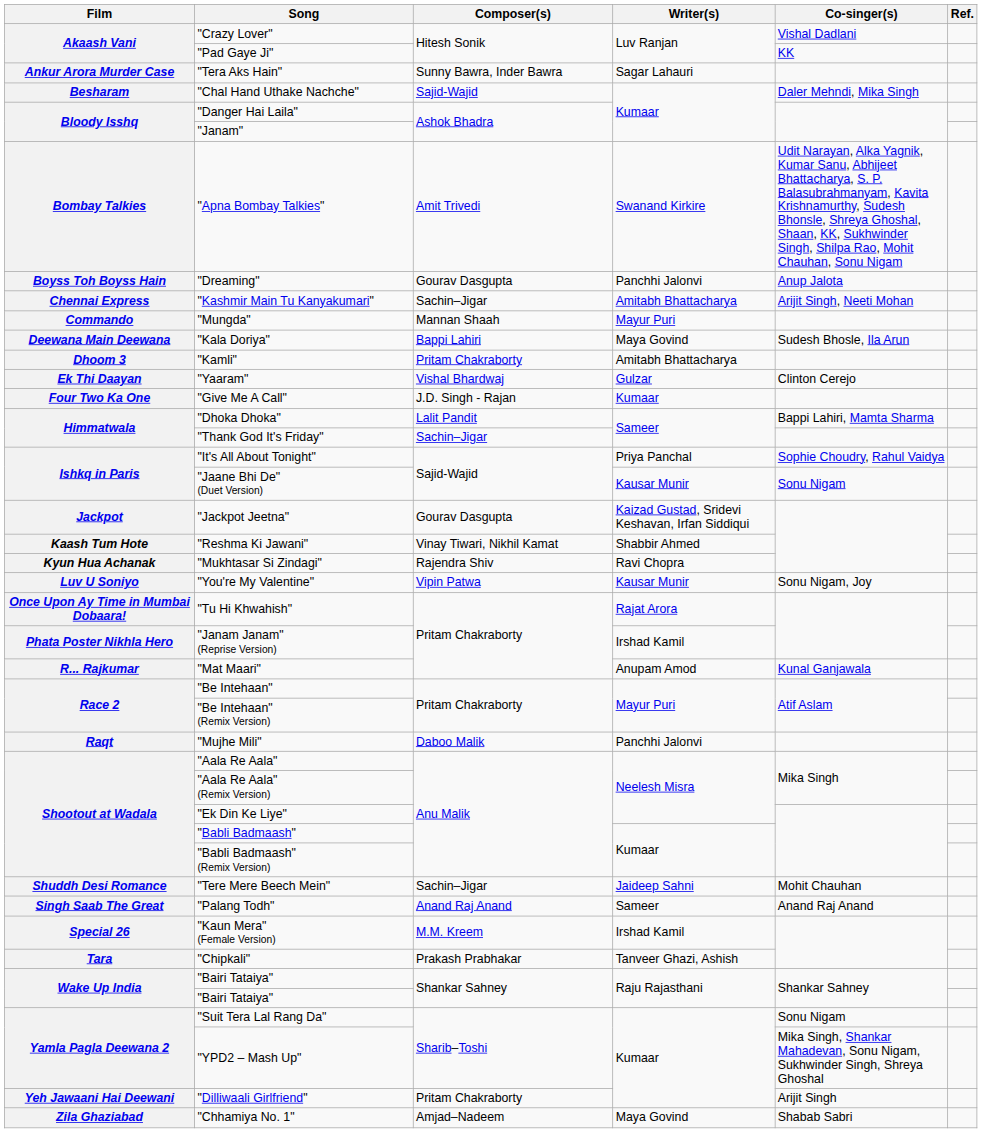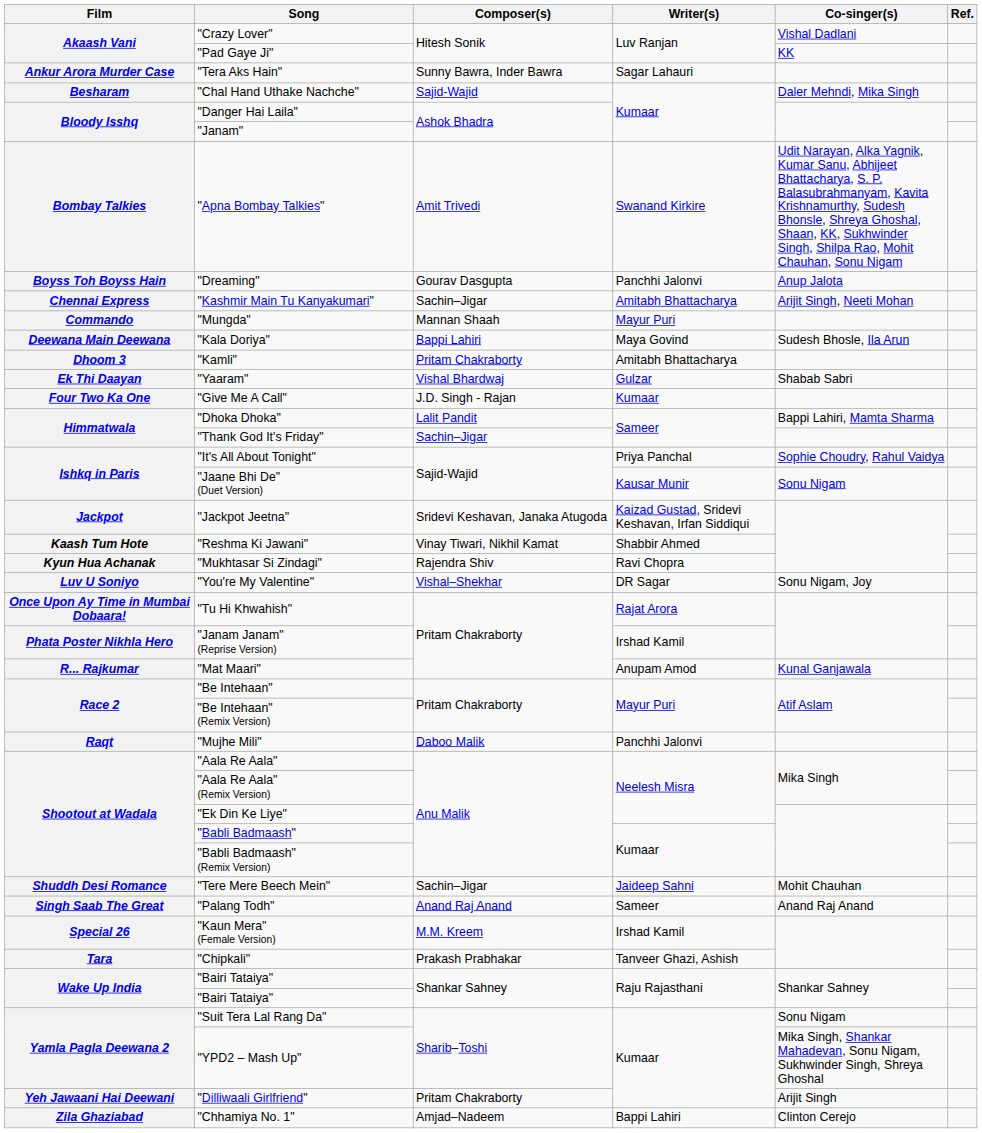(817, 379) Clinton Cerejo -> (815, 379) Shabab Sabri
(464, 517) Gourav Dasgupta -> (511, 517) Sridevi Keshavan, Janaka Atugoda
(448, 582) Vipin Patwa -> (459, 582) Vishal–Shekhar
(652, 582) Kausar Munir -> (643, 582) DR Sagar
(652, 1117) Maya Govind -> (648, 1117) Bappi Lahiri
(815, 1117) Shabab Sabri -> (817, 1117) Clinton Cerejo
